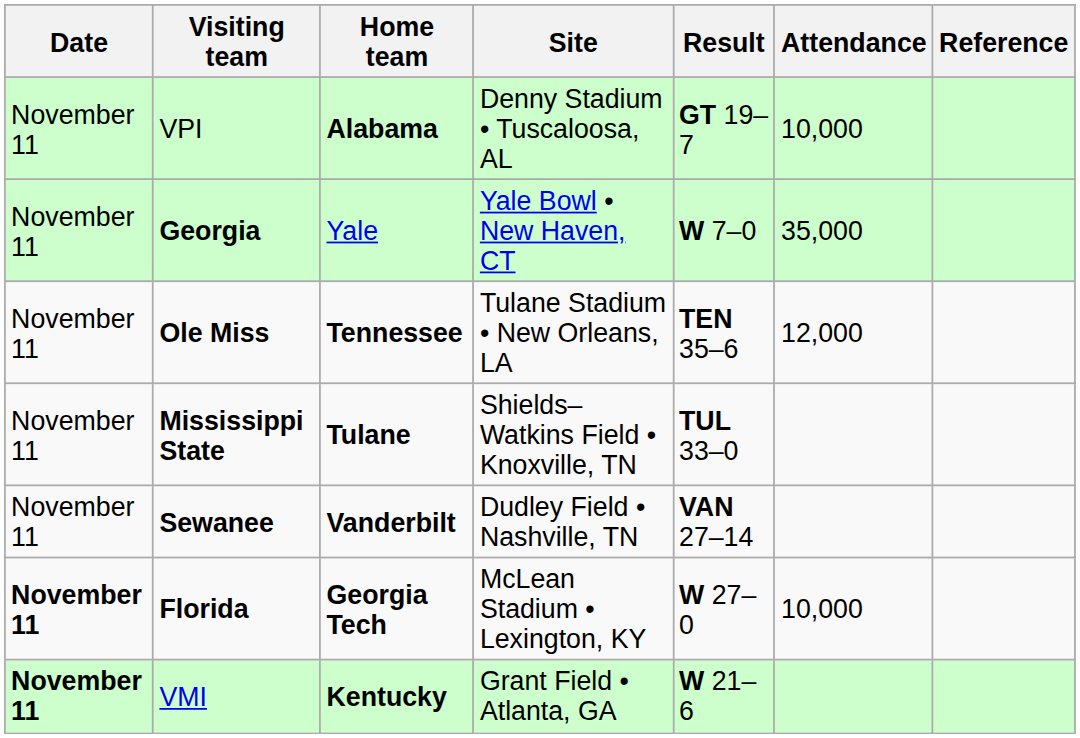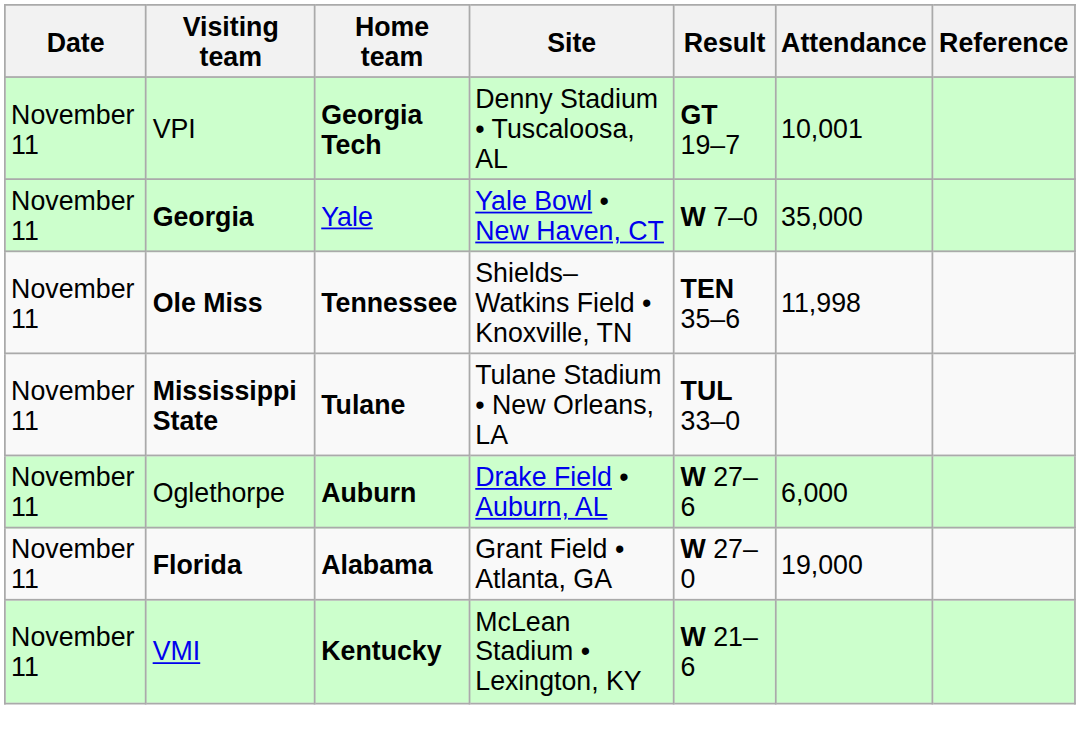(382, 128) Alabama -> (372, 128) Georgia Tech
(822, 128) 10,000 -> (822, 128) 10,001
(573, 333) Tulane Stadium • New Orleans, LA -> (563, 303) Shields–Watkins Field • Knoxville, TN
(822, 333) 12,000 -> (821, 303) 11,998
(568, 435) Shields–Watkins Field • Knoxville, TN -> (568, 405) Tulane Stadium • New Orleans, LA
+ row: (219, 492)
- row: (217, 522)
(76, 609) bold -> (73, 565) normal
(377, 609) Georgia Tech -> (377, 565) Alabama
(563, 609) McLean Stadium • Lexington, KY -> (550, 565) Grant Field • Atlanta, GA
(822, 609) 10,000 -> (822, 565) 19,000
(76, 697) bold -> (73, 652) normal
(554, 697) Grant Field • Atlanta, GA -> (558, 652) McLean Stadium • Lexington, KY
